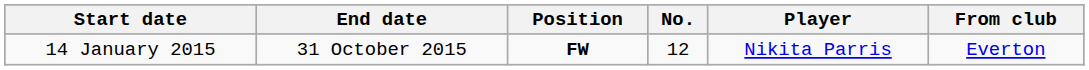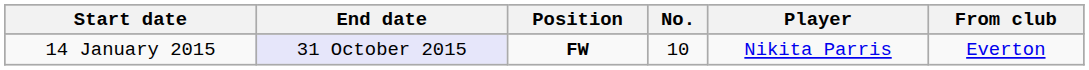(382, 50) no background -> (382, 50) lavender background
(678, 50) 12 -> (678, 50) 10
